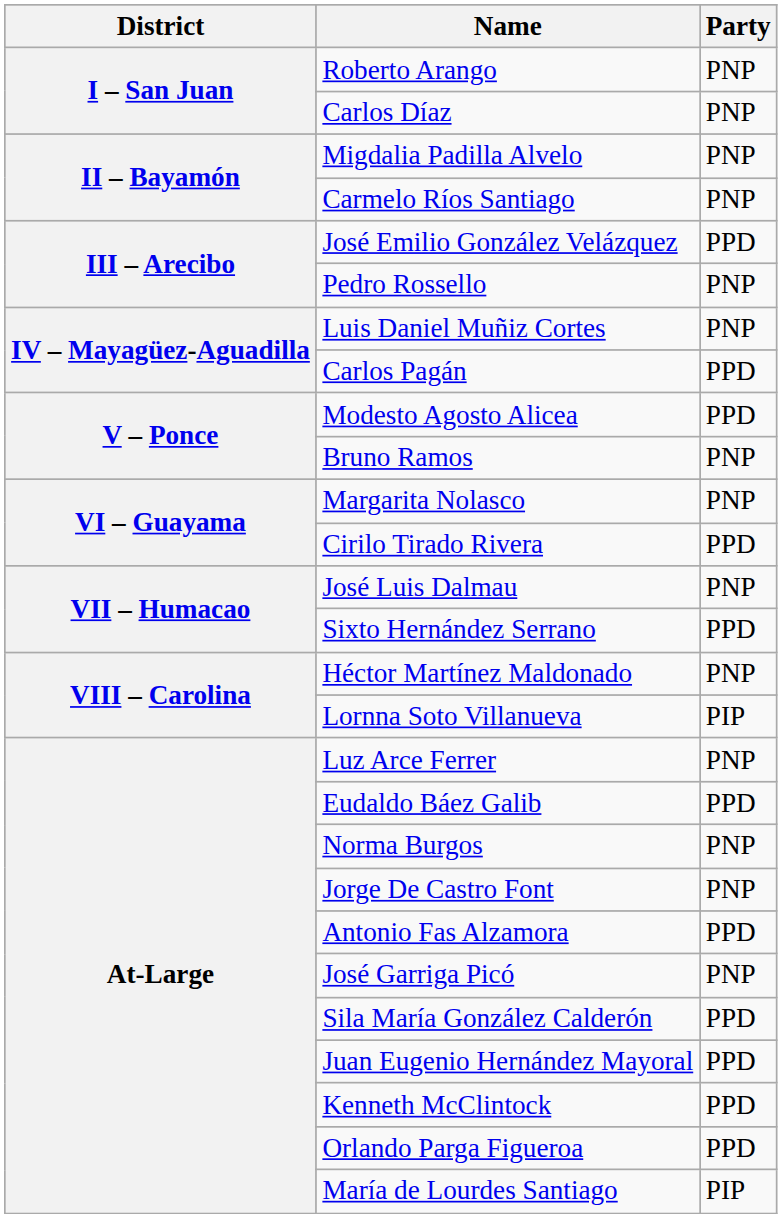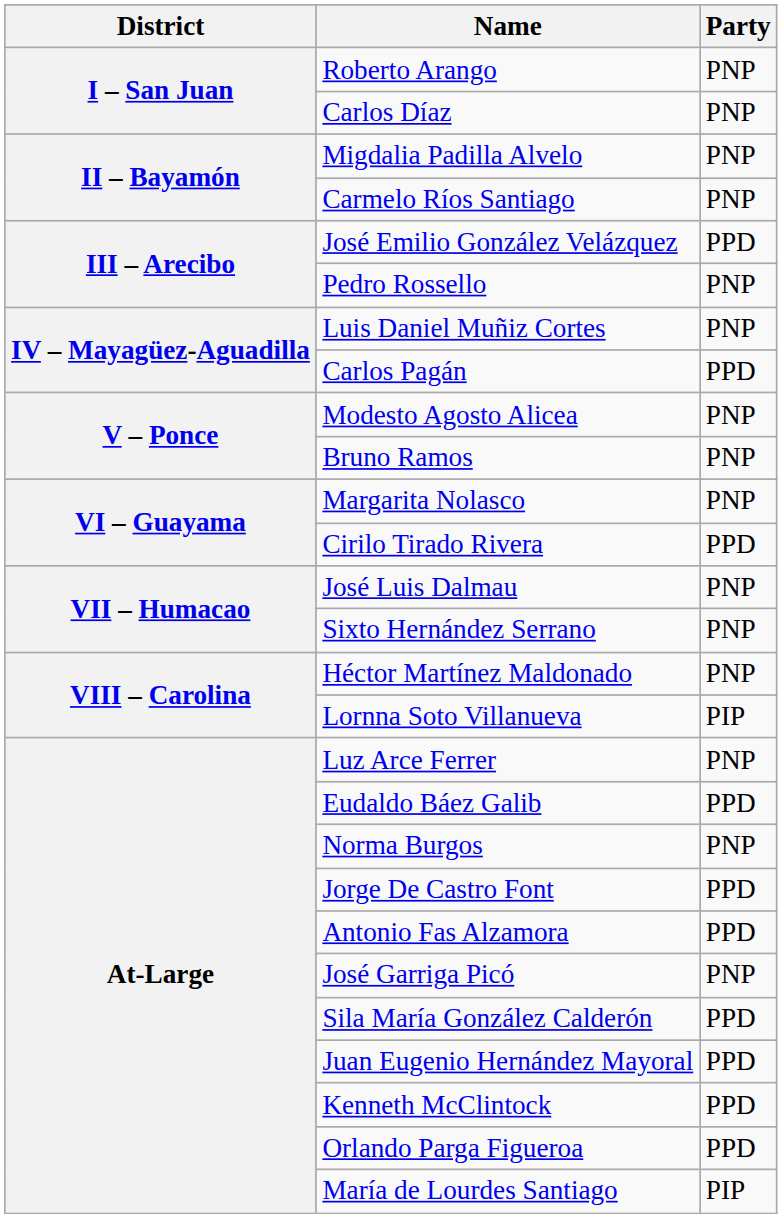(731, 414) PPD -> (731, 414) PNP
(731, 629) PPD -> (731, 629) PNP
(731, 888) PNP -> (731, 888) PPD
